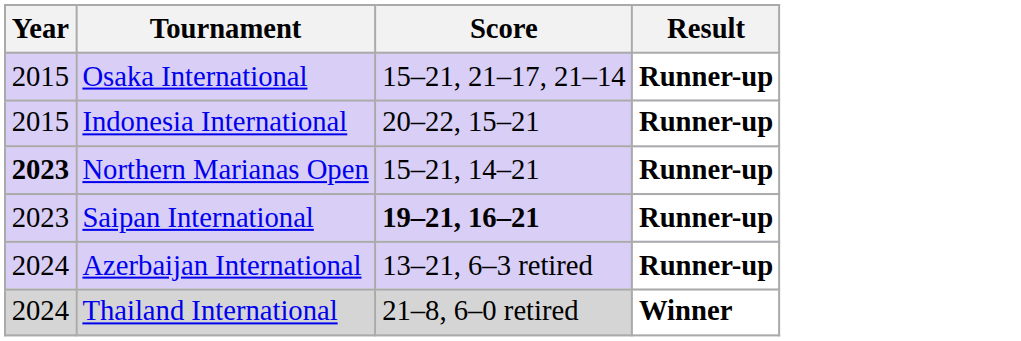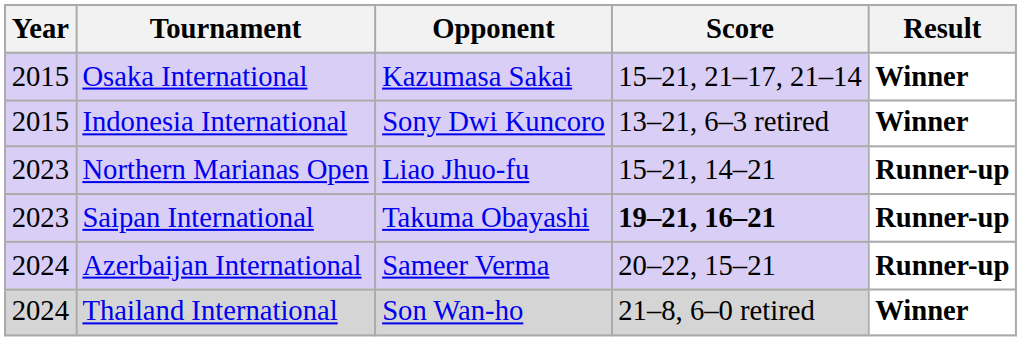+ column: (493, 28)
(706, 75) Runner-up -> (922, 75) Winner
(461, 123) 20–22, 15–21 -> (724, 123) 13–21, 6–3 retired
(706, 123) Runner-up -> (922, 123) Winner
(40, 170) bold -> (40, 170) normal
(488, 264) 13–21, 6–3 retired -> (697, 264) 20–22, 15–21
